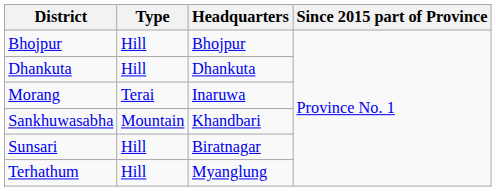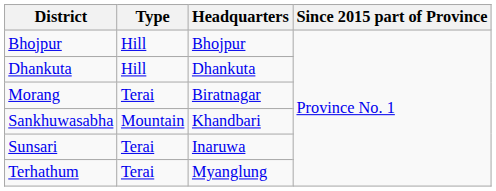(219, 95) Inaruwa -> (226, 95) Biratnagar
(134, 146) Hill -> (138, 146) Terai
(226, 146) Biratnagar -> (219, 146) Inaruwa
(134, 172) Hill -> (138, 172) Terai
